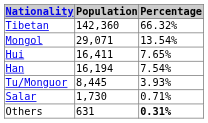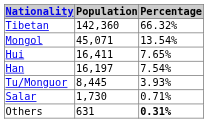(95, 40) 29,071 -> (95, 40) 45,071
(95, 68) 16,194 -> (95, 68) 16,197
